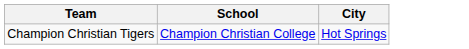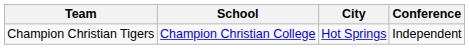+ column: (427, 14)
